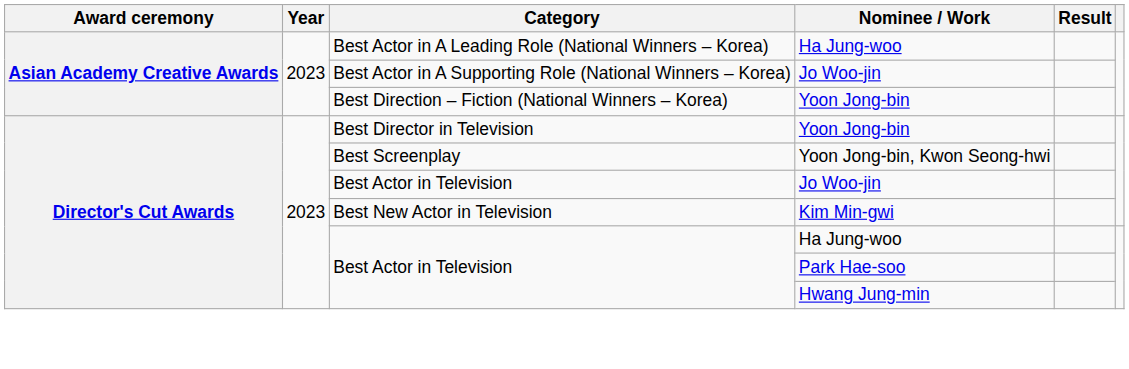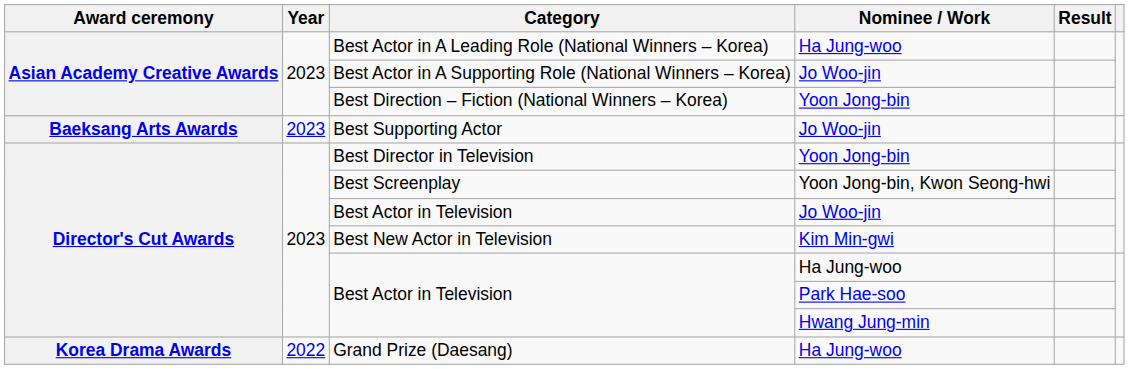+ row: (418, 128)
+ row: (423, 350)
